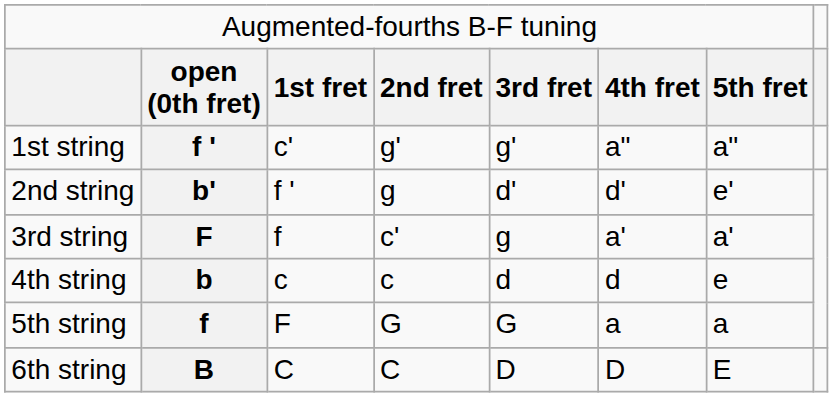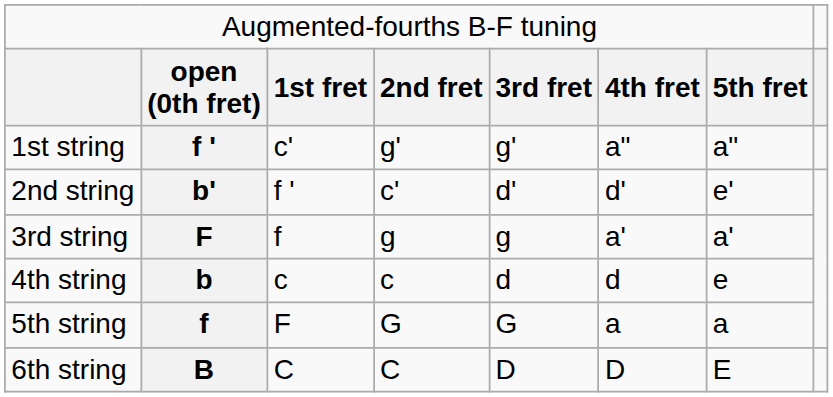(388, 191) g -> (390, 191) c'
(390, 235) c' -> (388, 235) g
